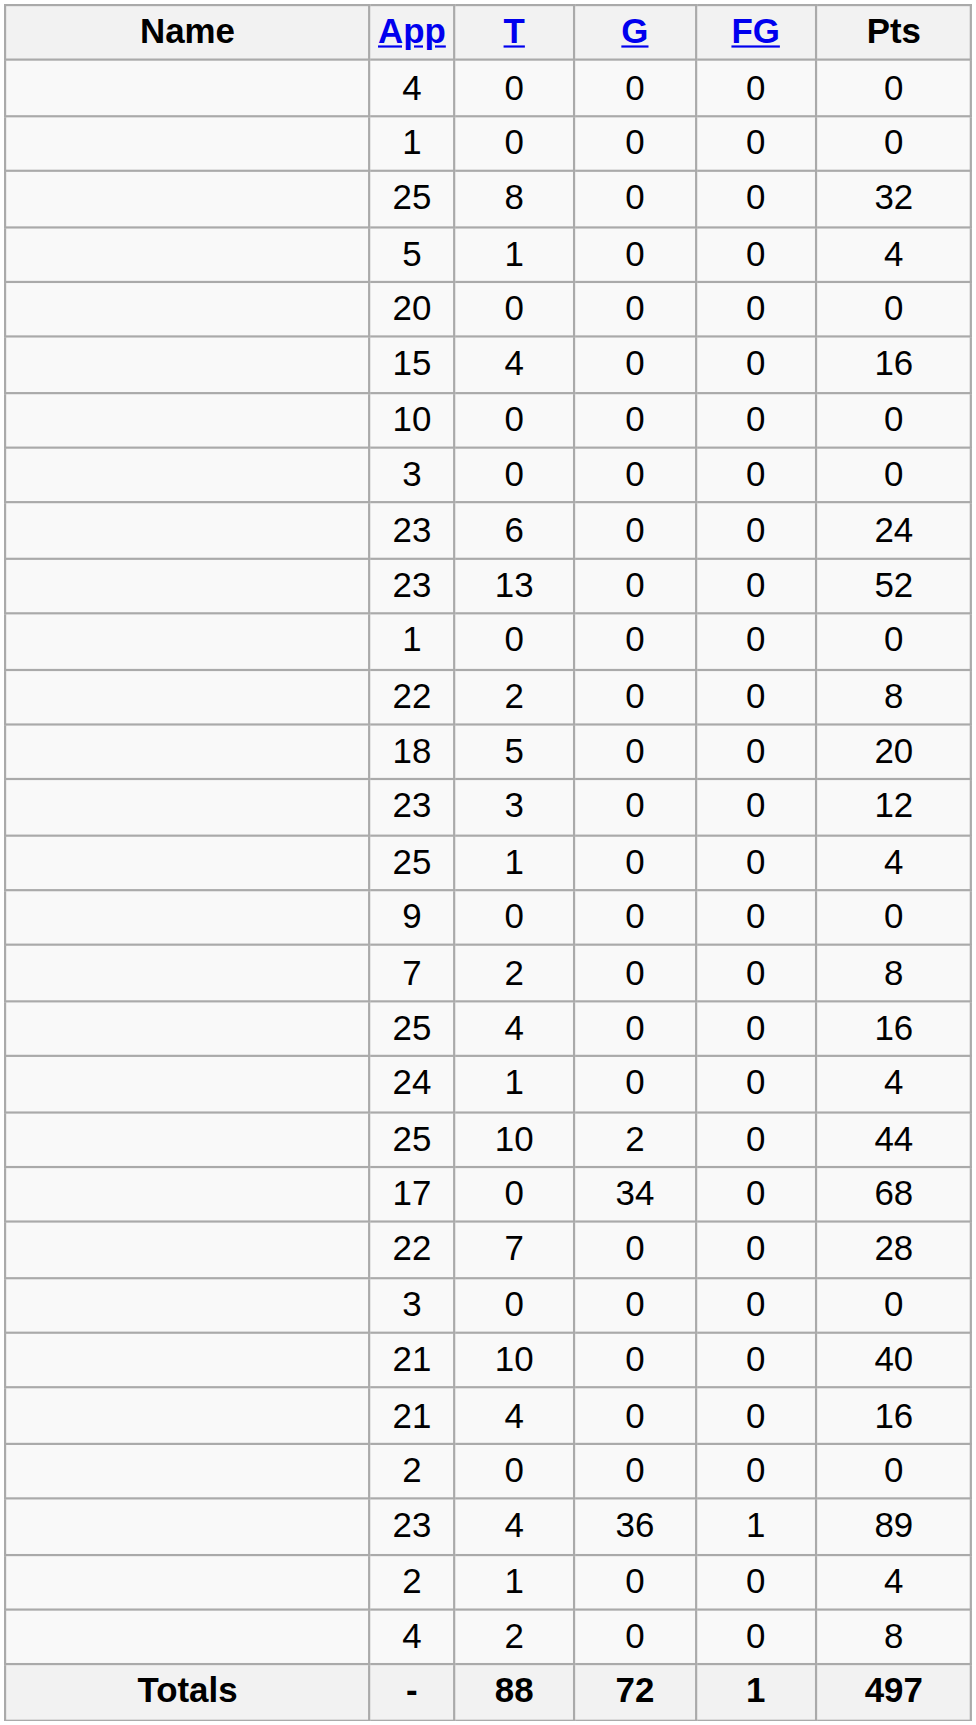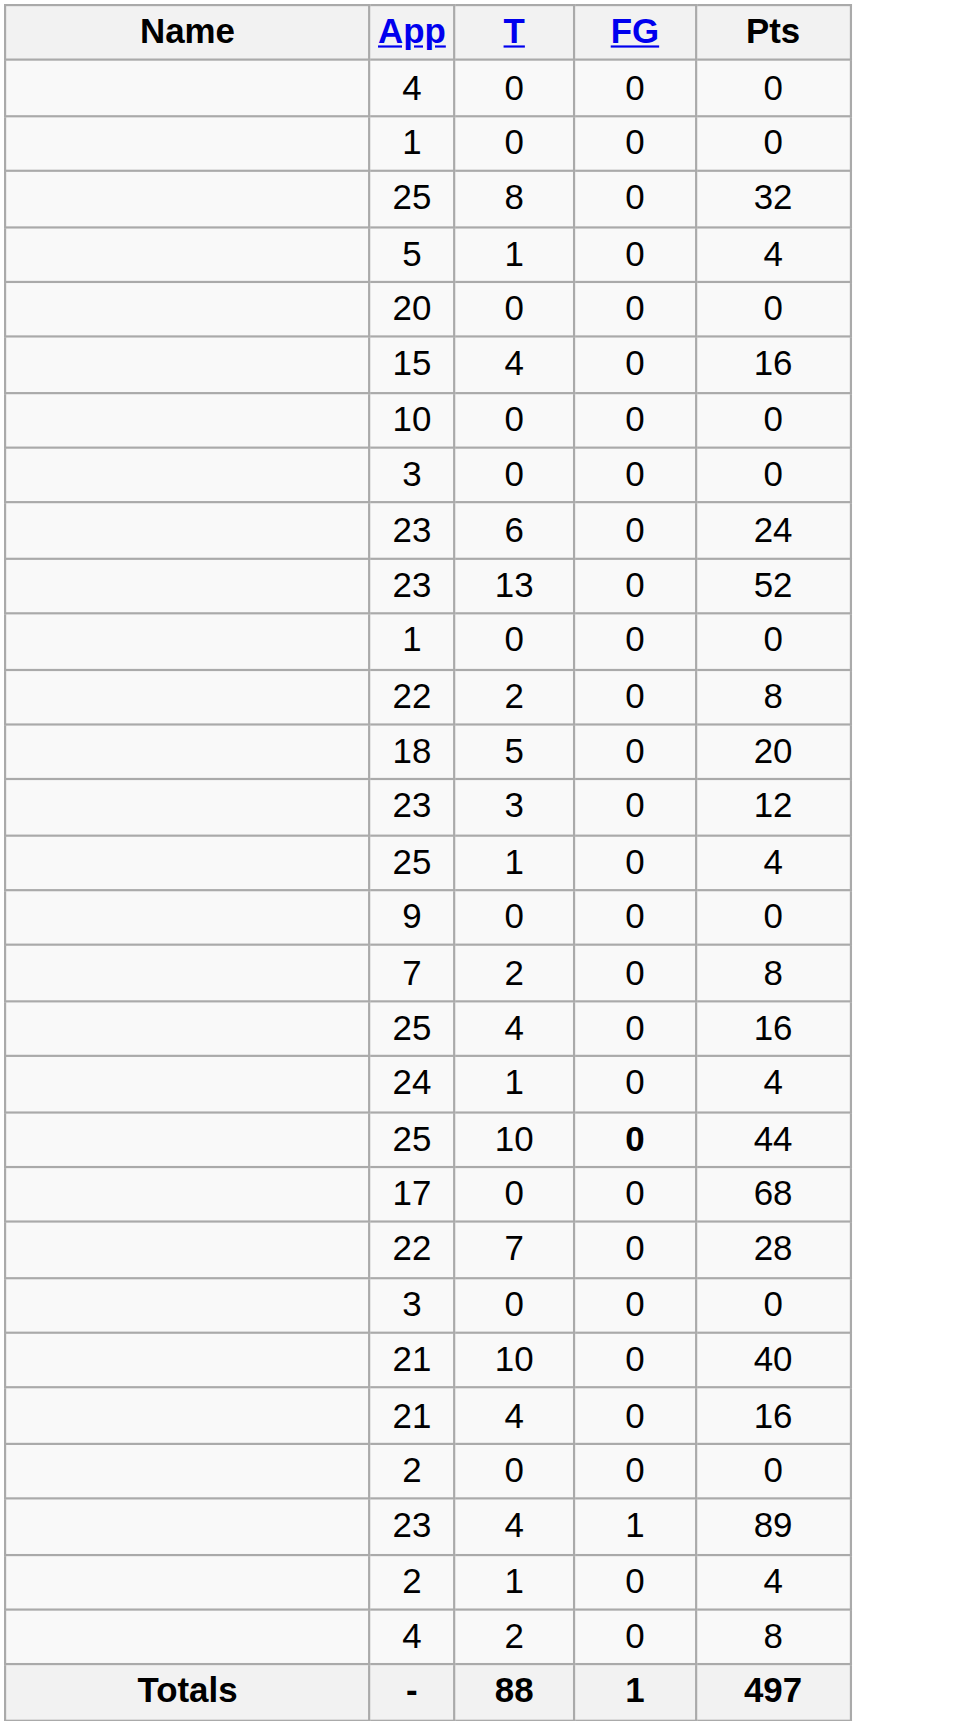- column: (635, 32)
(756, 1138) normal -> (635, 1138) bold
